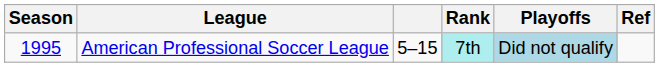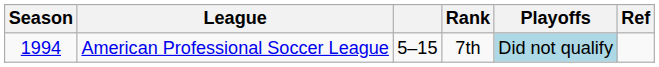(41, 47) 1995 -> (41, 47) 1994
(468, 47) paleturquoise background -> (468, 47) no background
